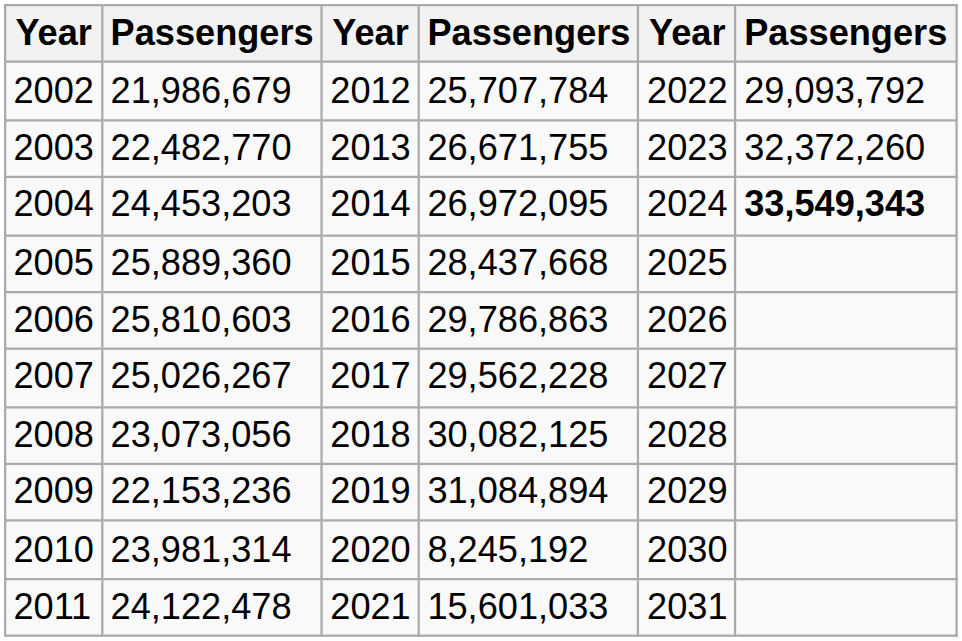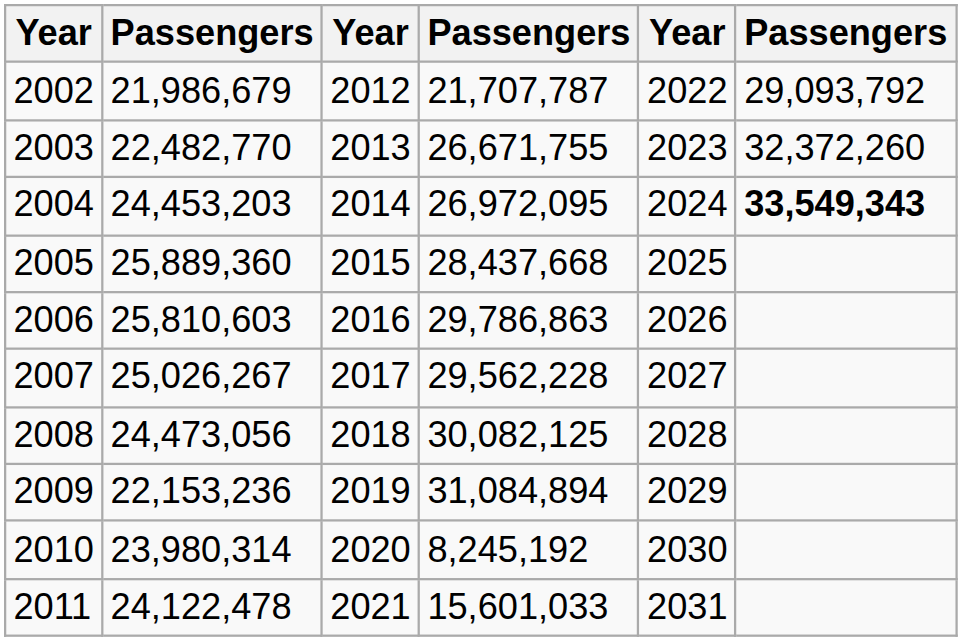(518, 90) 25,707,784 -> (518, 90) 21,707,787
(201, 434) 23,073,056 -> (201, 434) 24,473,056
(201, 549) 23,981,314 -> (201, 549) 23,980,314
